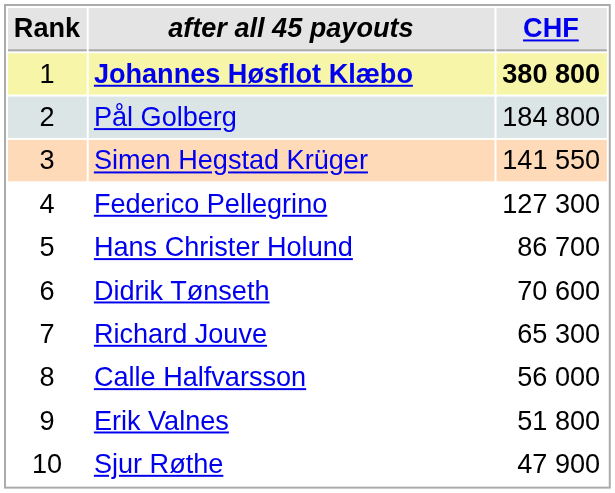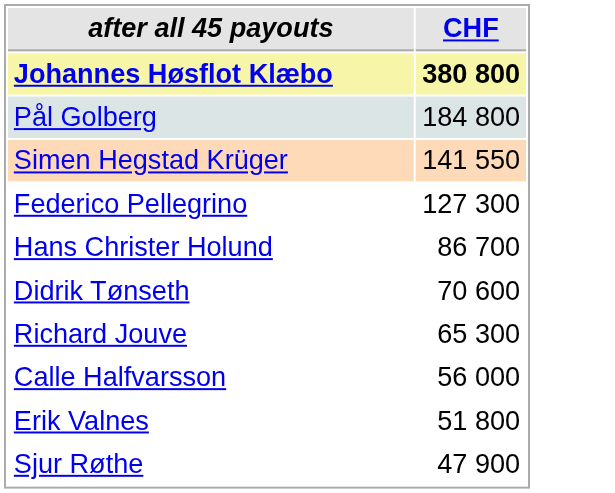- column: (47, 29)
